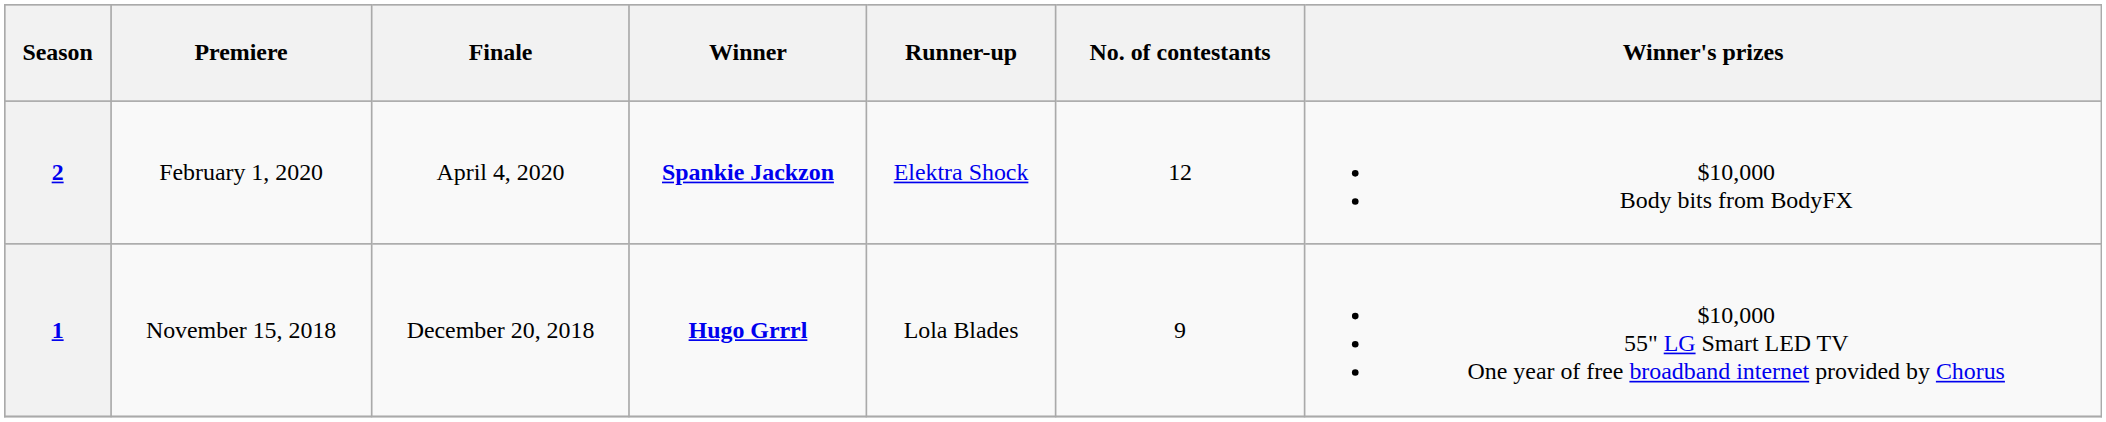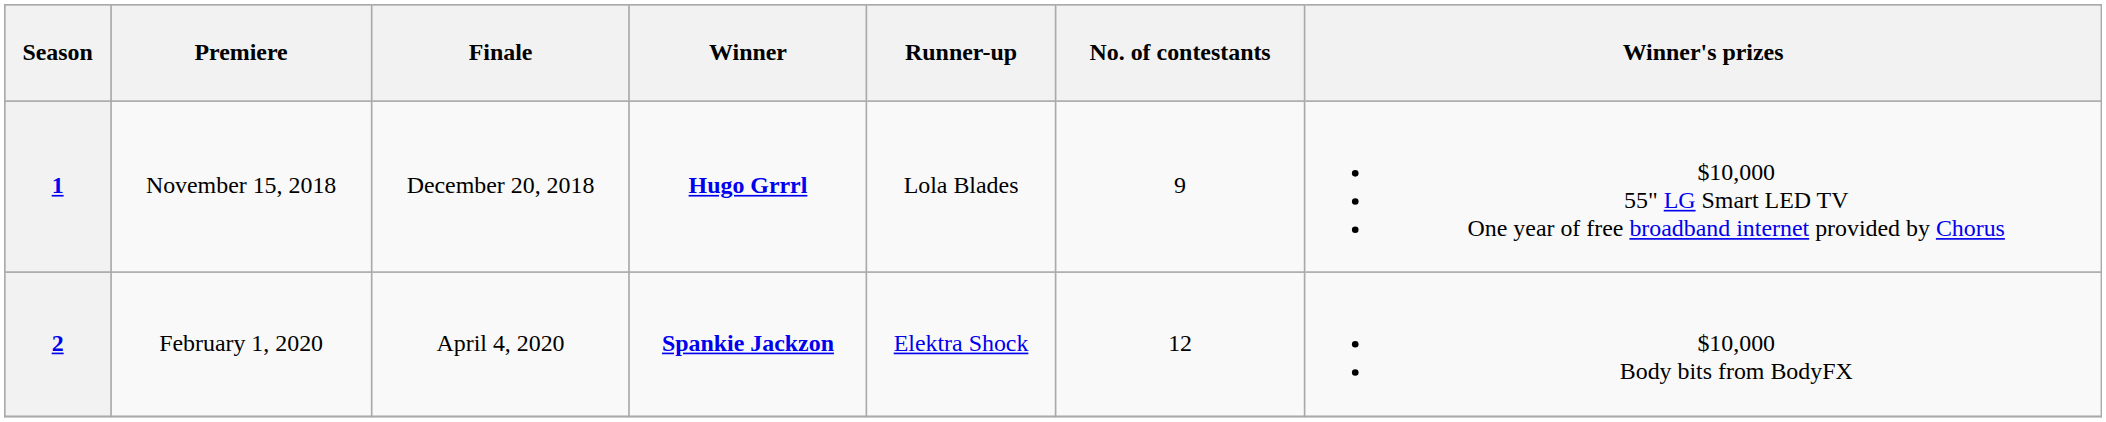rows swapped: (58, 330) <-> (58, 172)
